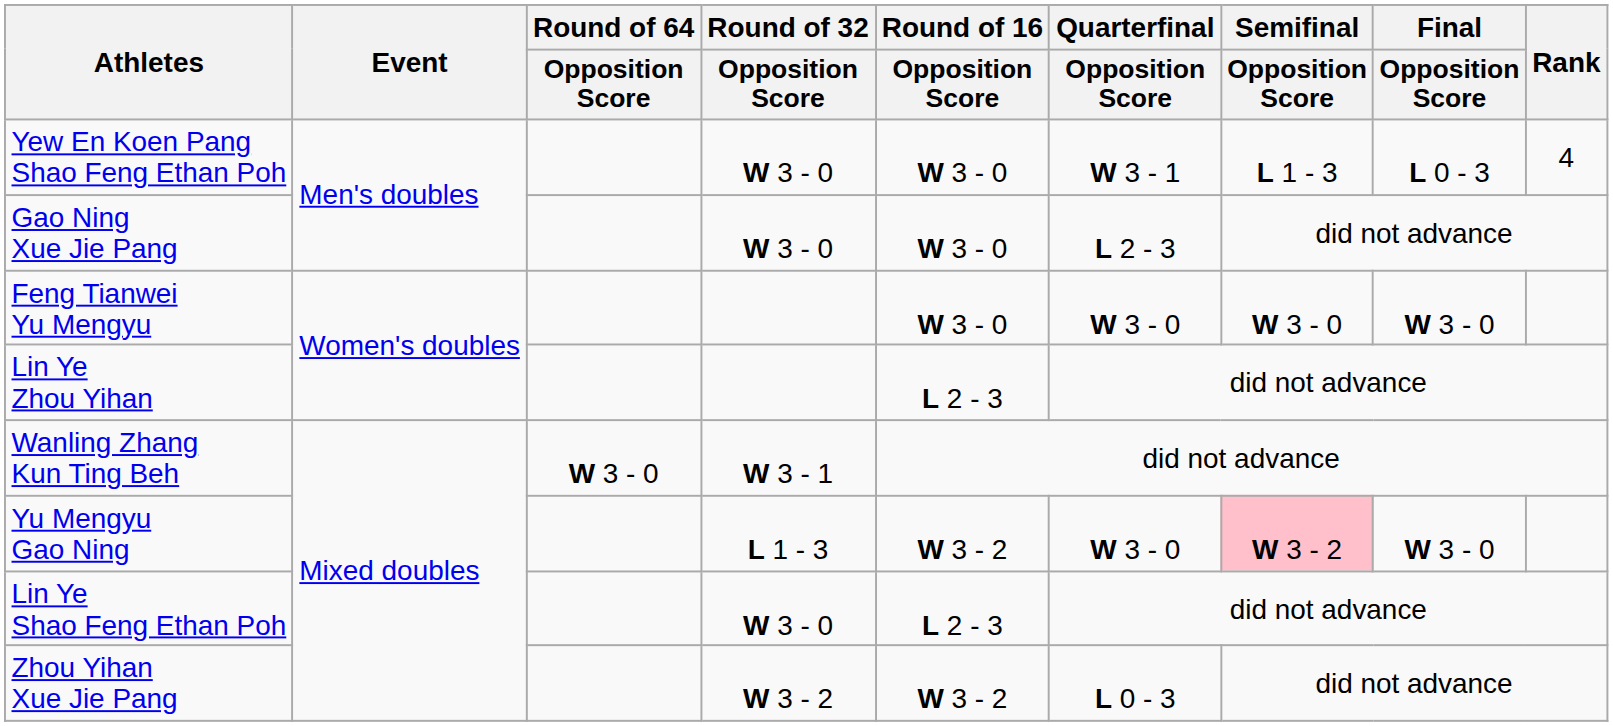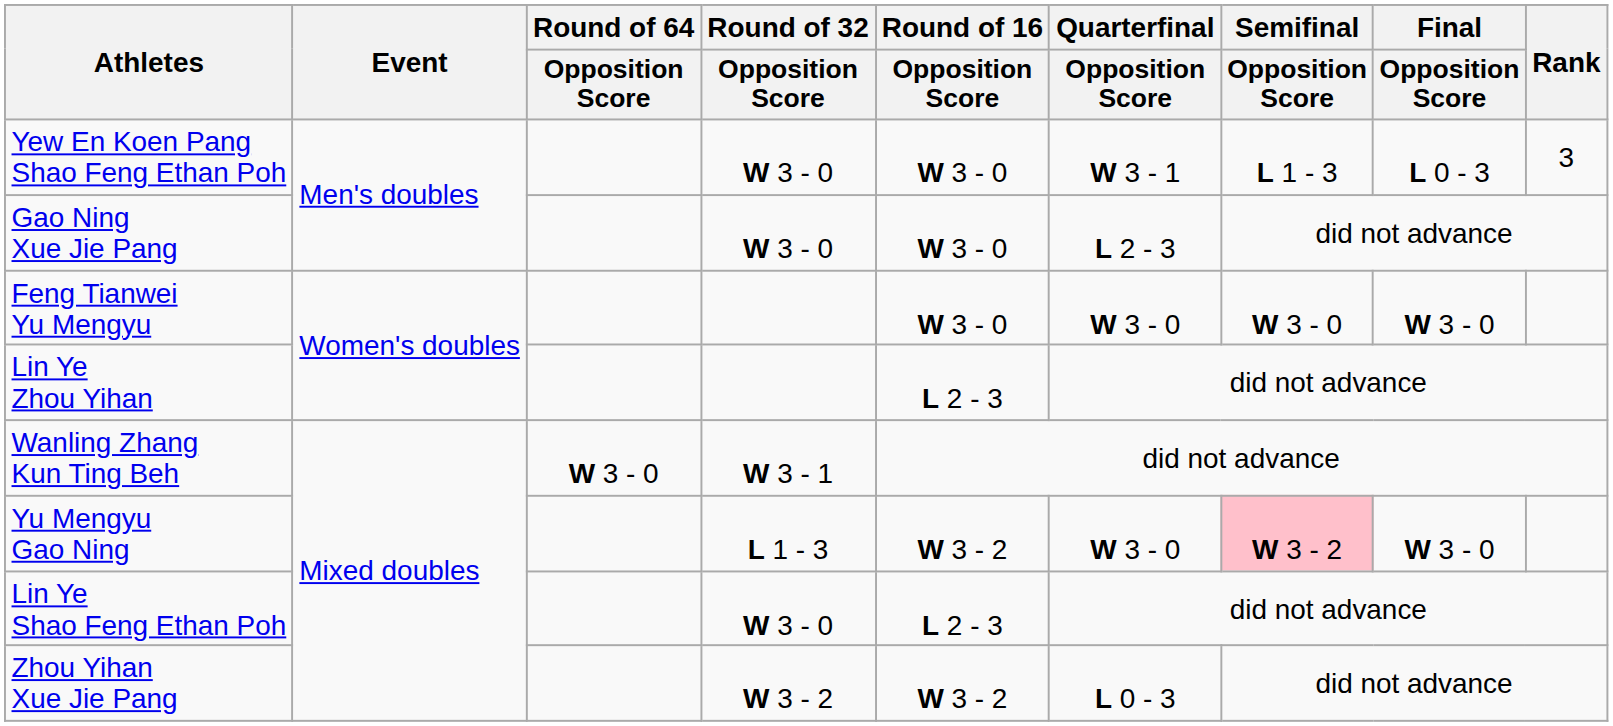(1566, 158) 4 -> (1566, 158) 3
